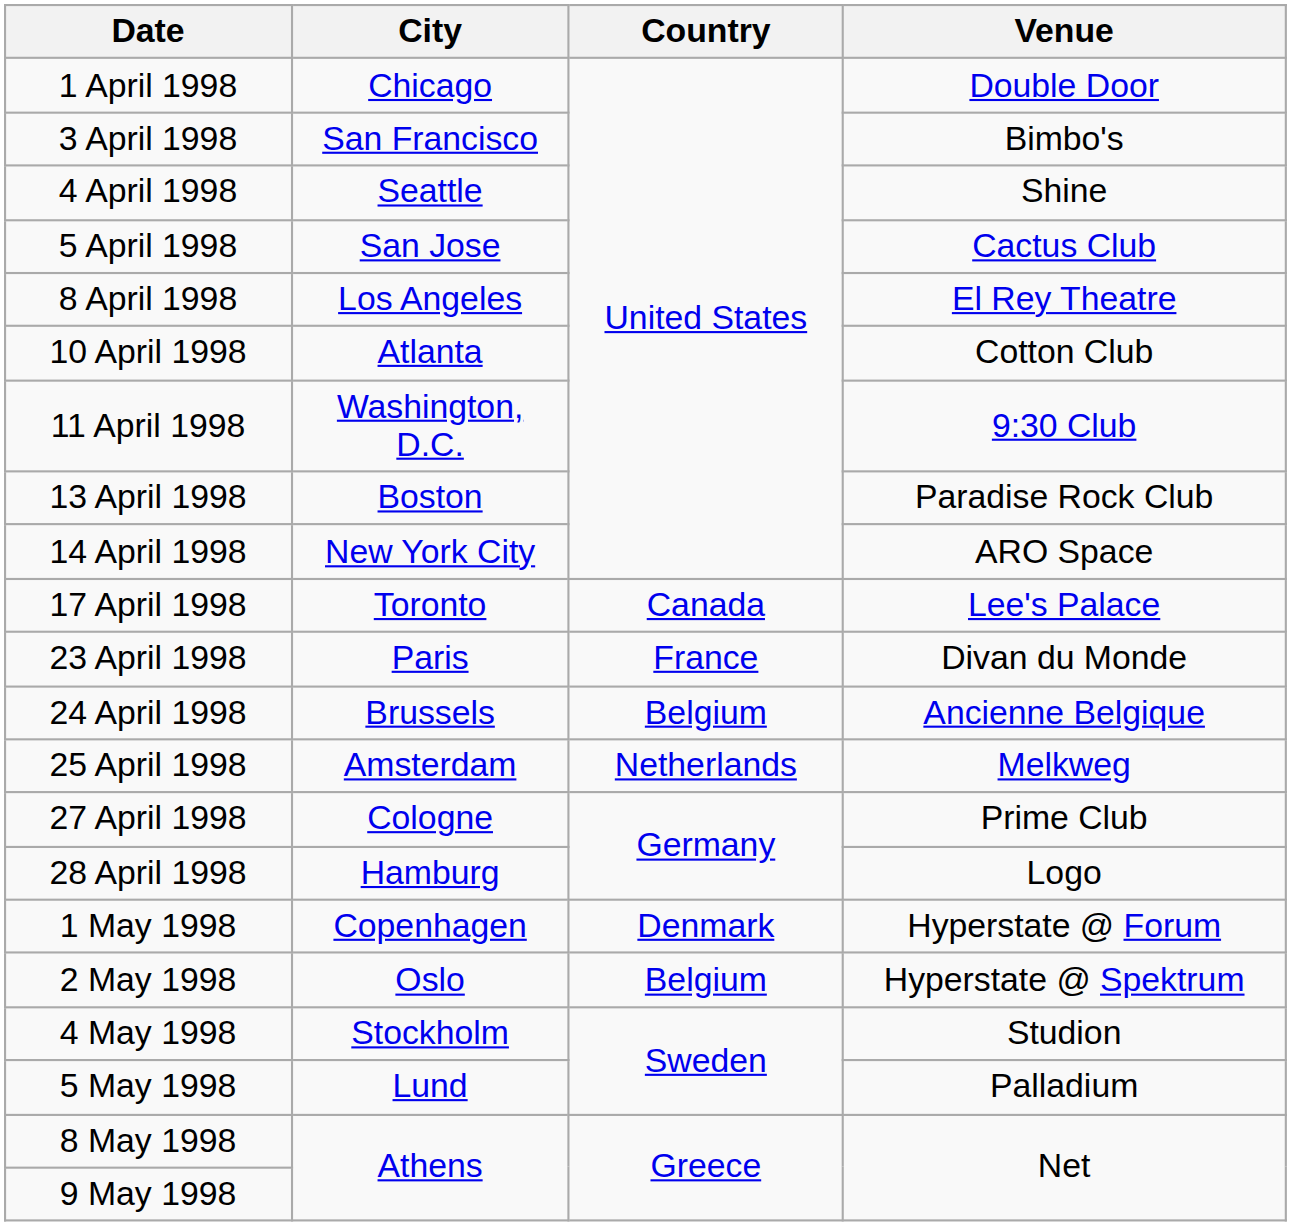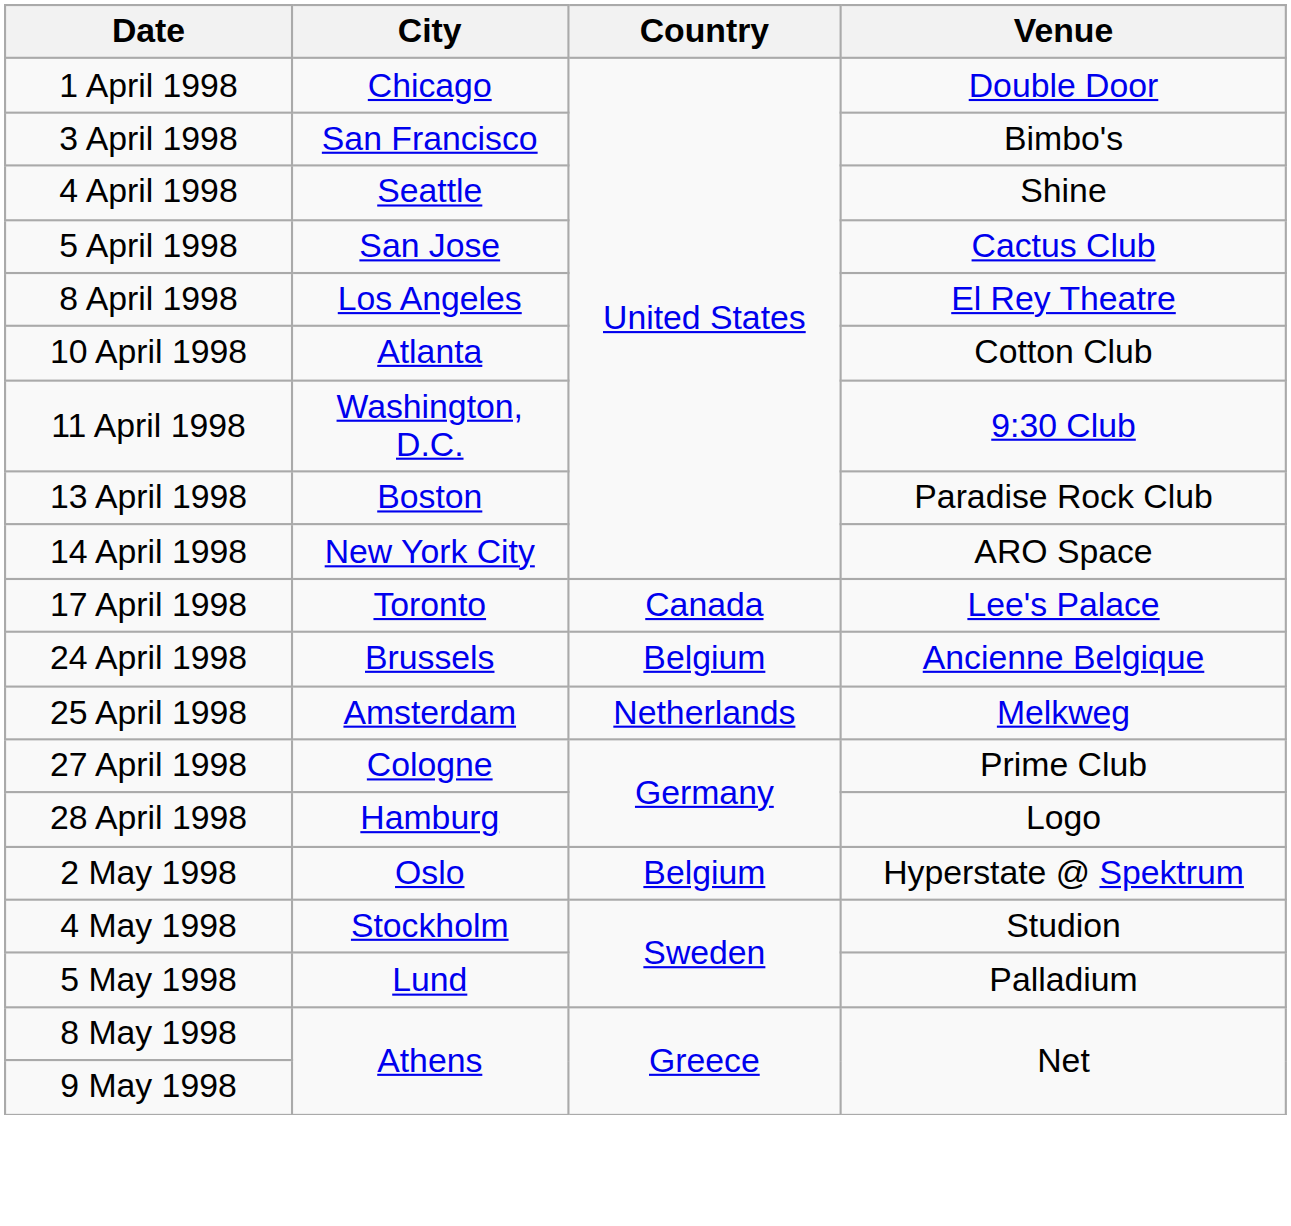- row: (148, 658)
- row: (148, 925)
